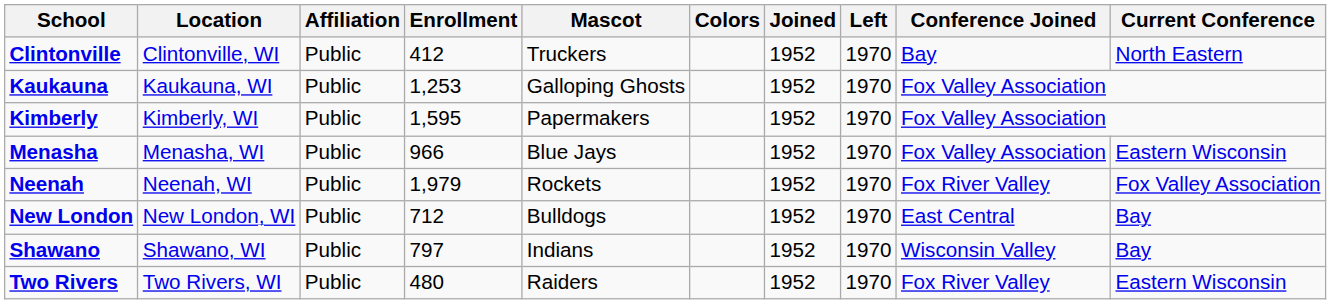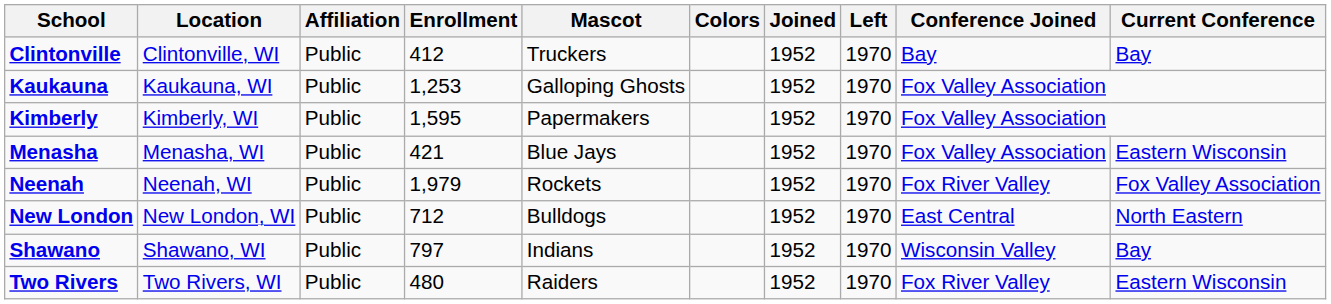(1179, 53) North Eastern -> (1133, 53) Bay
(427, 151) 966 -> (427, 151) 421
(1133, 217) Bay -> (1179, 217) North Eastern
